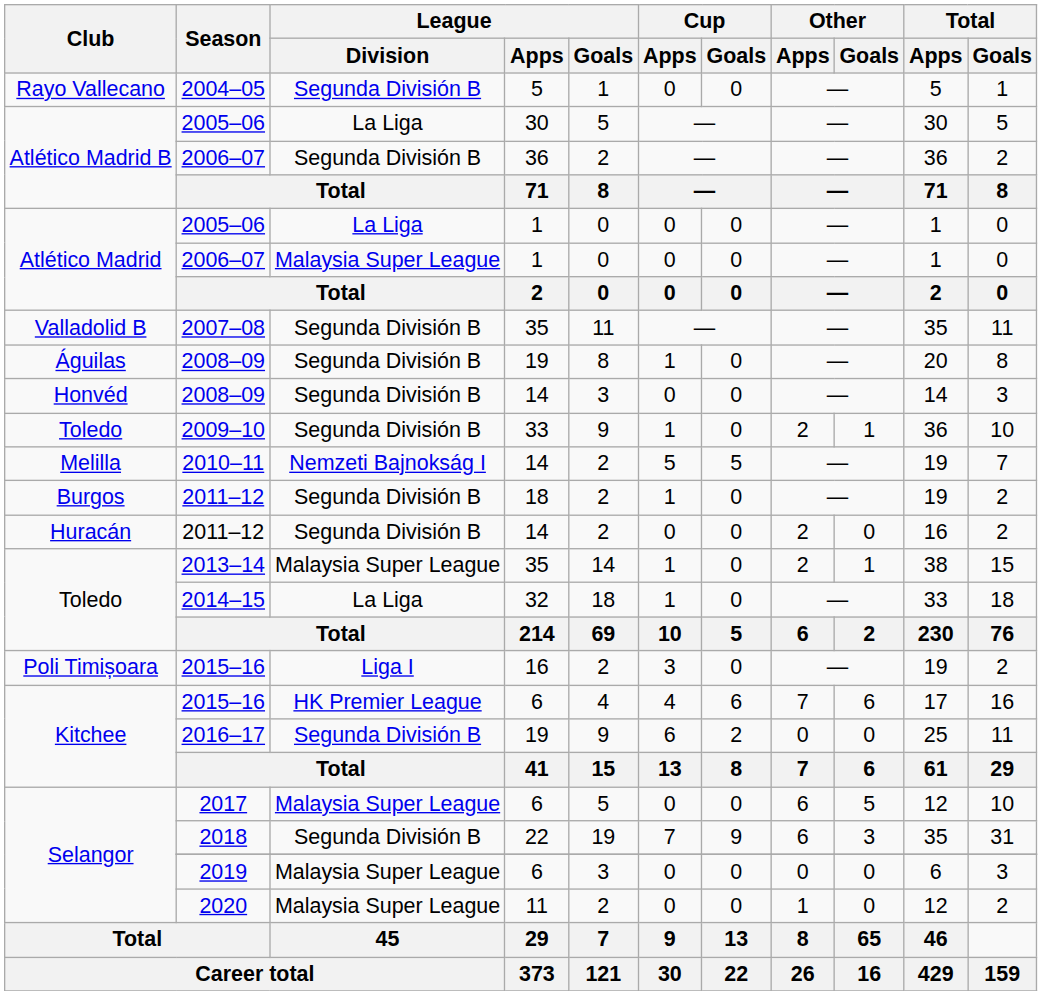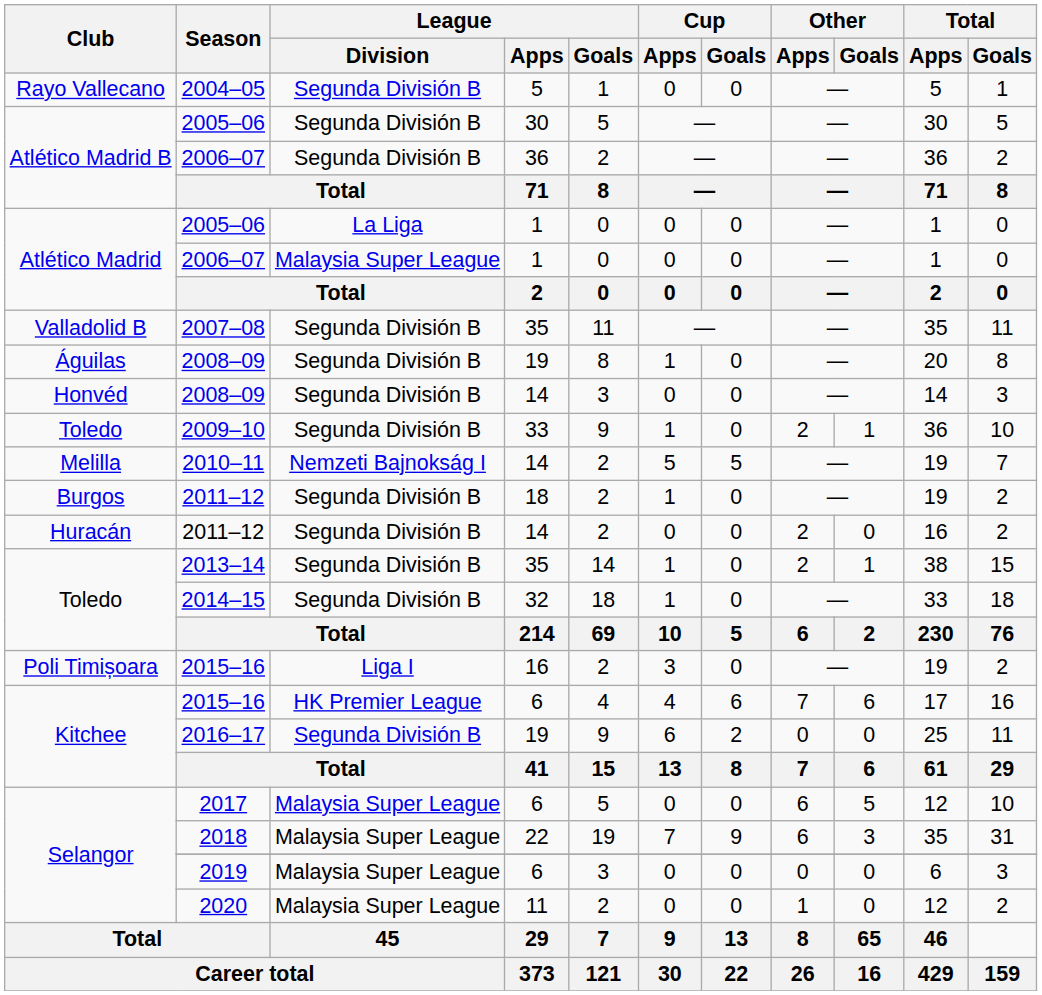(388, 123) La Liga -> (388, 123) Segunda División B
(388, 565) Malaysia Super League -> (388, 565) Segunda División B
(388, 599) La Liga -> (388, 599) Segunda División B
(388, 837) Segunda División B -> (388, 837) Malaysia Super League
